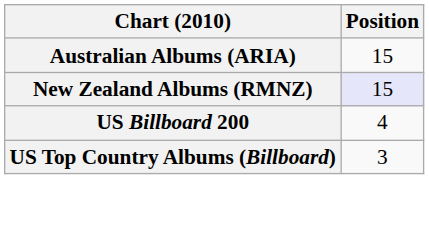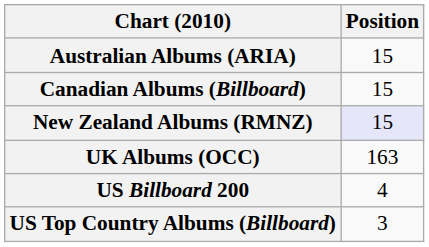+ row: (173, 88)
+ row: (173, 156)
